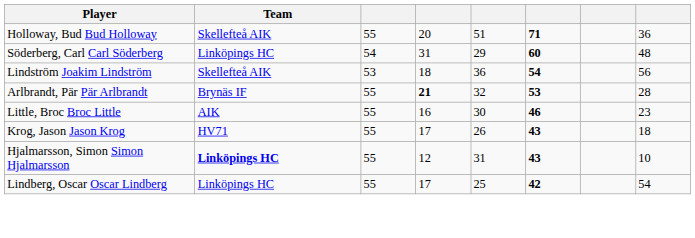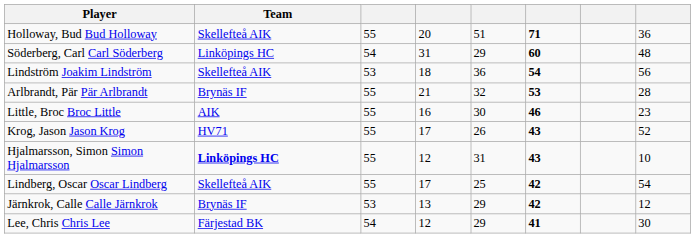(425, 92) bold -> (425, 92) normal
(644, 131) 18 -> (644, 131) 52
(236, 184) Linköpings HC -> (234, 184) Skellefteå AIK
+ row: (82, 203)
+ row: (59, 223)
